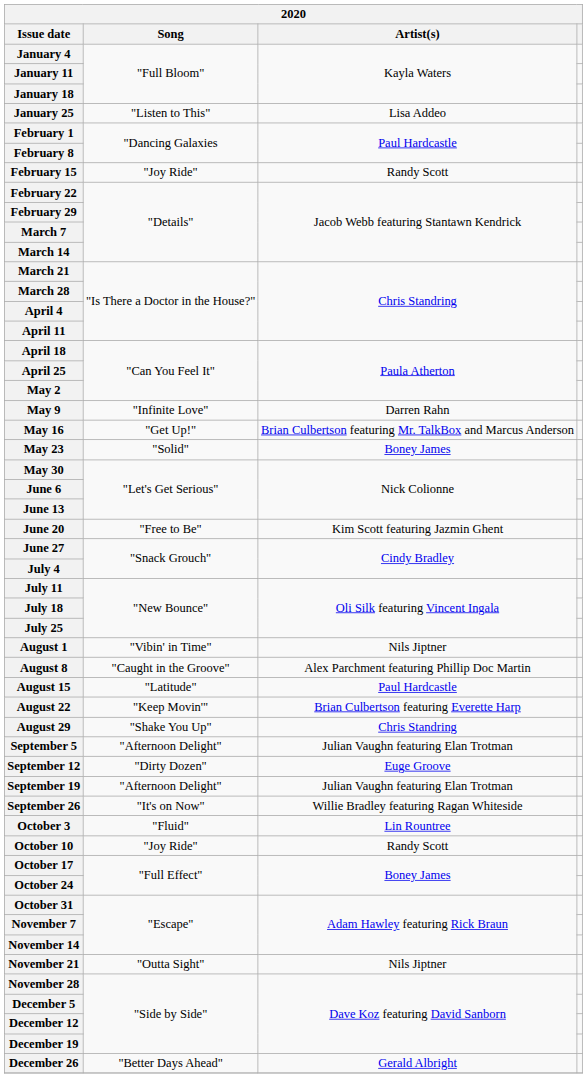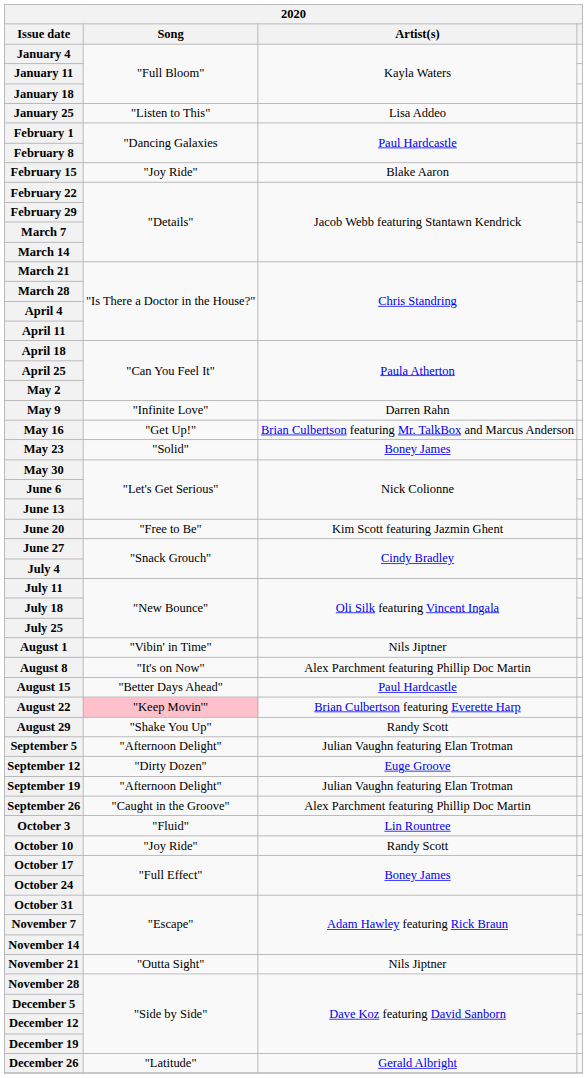(418, 172) Randy Scott -> (418, 172) Blake Aaron
(171, 667) "Caught in the Groove" -> (171, 667) "It's on Now"
(171, 687) "Latitude" -> (171, 687) "Better Days Ahead"
(171, 707) no background -> (171, 707) pink background
(418, 726) Chris Standring -> (418, 726) Randy Scott
(171, 806) "It's on Now" -> (171, 806) "Caught in the Groove"
(418, 806) Willie Bradley featuring Ragan Whiteside -> (418, 806) Alex Parchment featuring Phillip Doc Martin
(171, 1063) "Better Days Ahead" -> (171, 1063) "Latitude"
